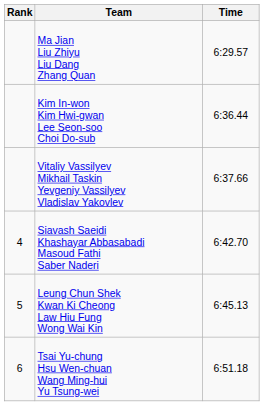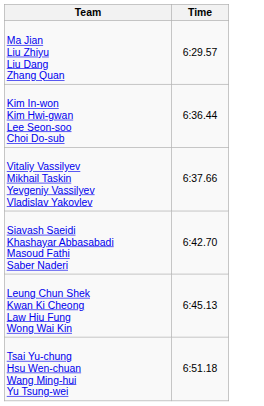- column: (20, 12)
